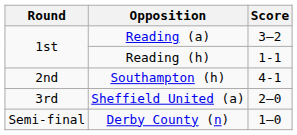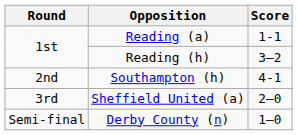(270, 36) 3–2 -> (270, 36) 1-1
(270, 57) 1-1 -> (270, 57) 3–2
